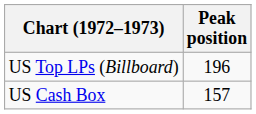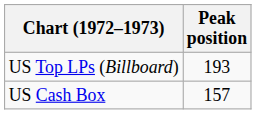(217, 66) 196 -> (217, 66) 193
